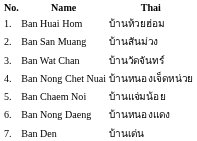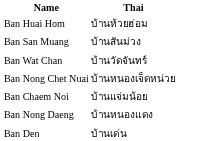- column: (11, 7)
